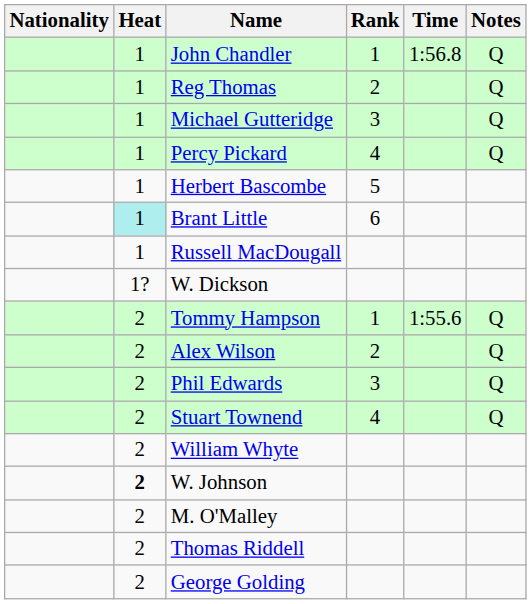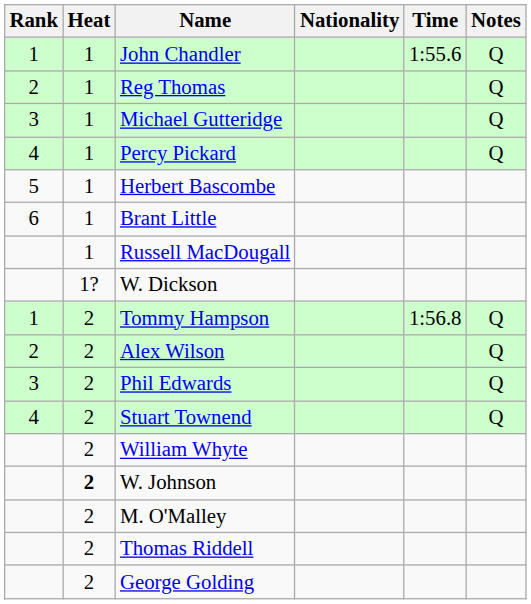columns swapped: (375, 20) <-> (59, 20)
(435, 53) 1:56.8 -> (435, 53) 1:55.6
(140, 218) paleturquoise background -> (89, 218) no background
(435, 317) 1:55.6 -> (435, 317) 1:56.8
